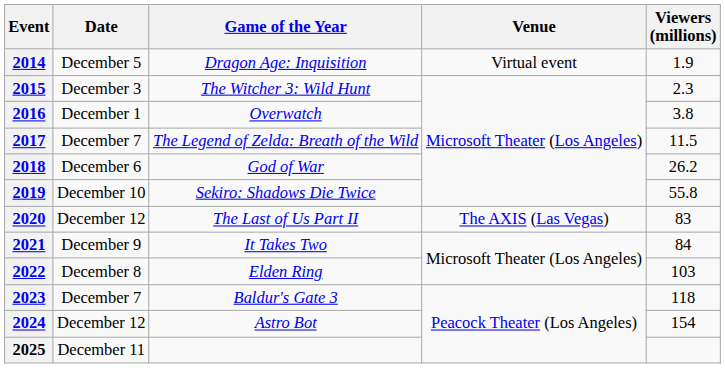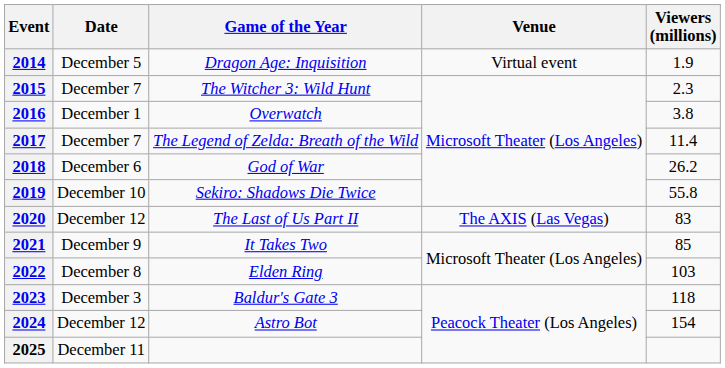(101, 88) December 3 -> (101, 88) December 7
(683, 140) 11.5 -> (683, 140) 11.4
(683, 245) 84 -> (683, 245) 85
(101, 297) December 7 -> (101, 297) December 3
